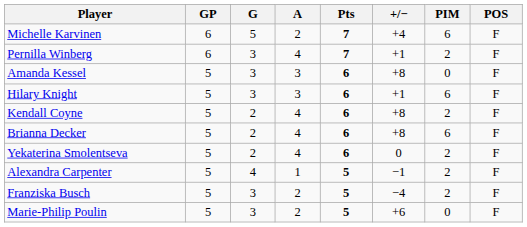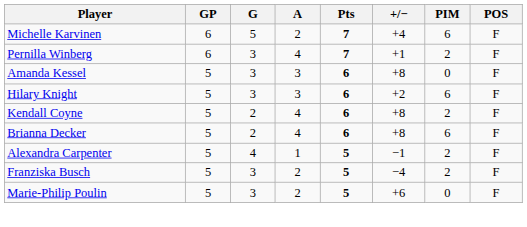(399, 93) +1 -> (399, 93) +2
- row: (67, 152)
